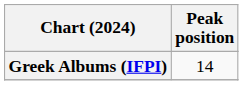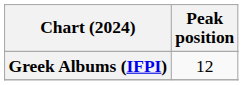(205, 65) 14 -> (205, 65) 12
